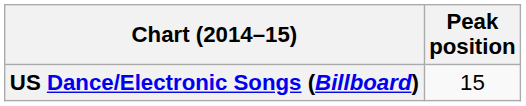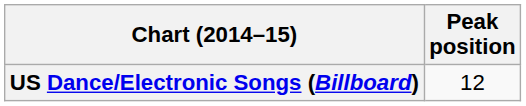(472, 82) 15 -> (472, 82) 12
